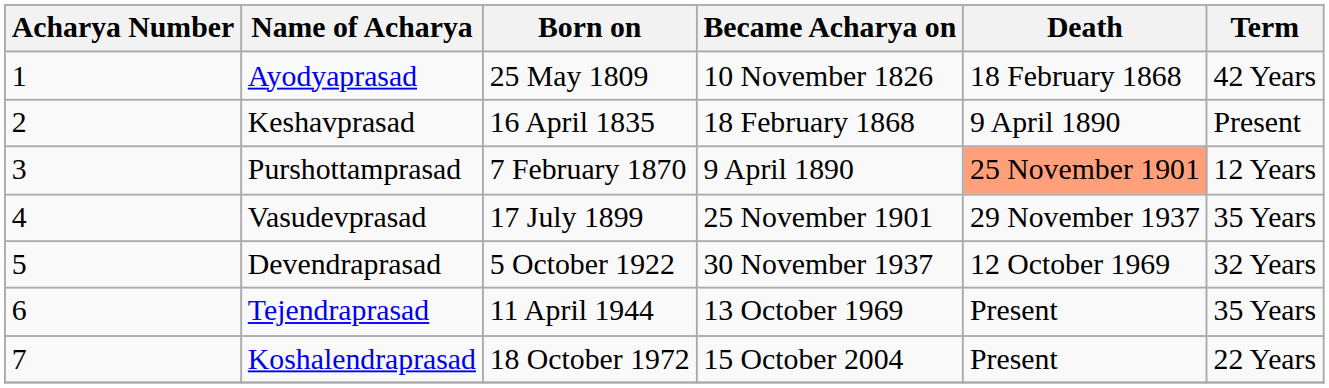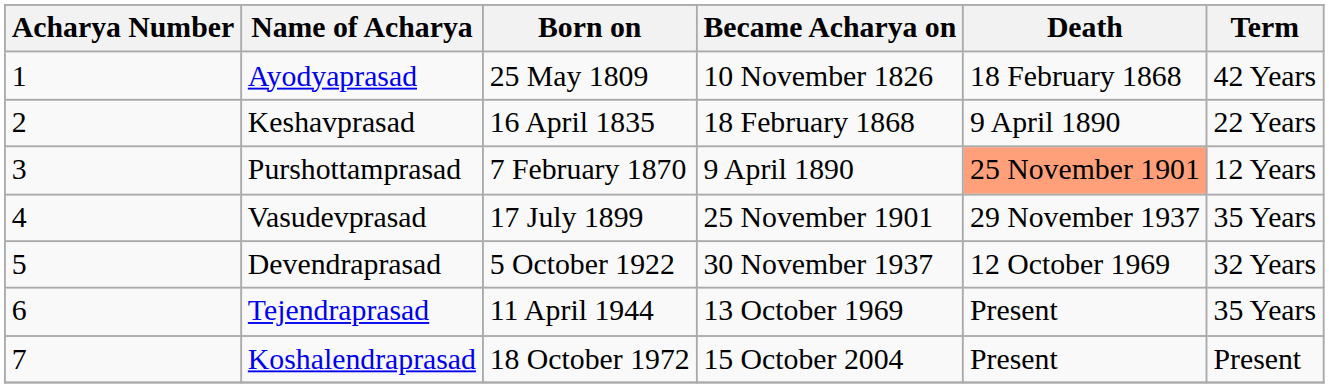(1257, 122) Present -> (1265, 122) 22 Years
(1265, 358) 22 Years -> (1257, 358) Present
